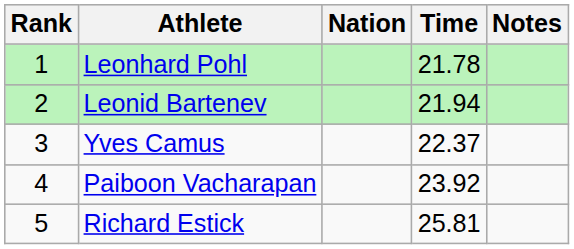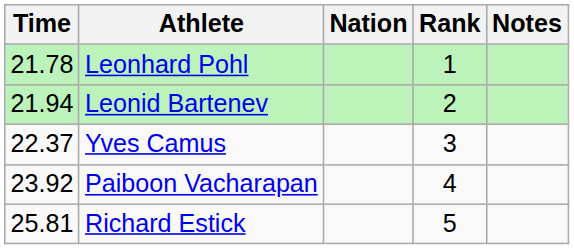columns swapped: (41, 24) <-> (449, 24)
